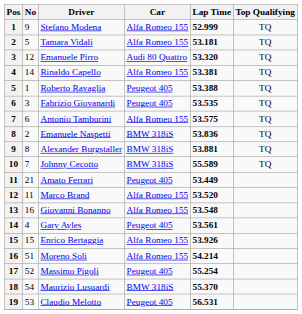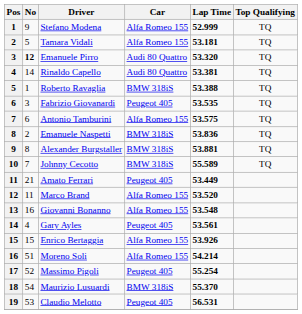(29, 57) normal -> (29, 57) bold
(157, 72) Alfa Romeo 155 -> (157, 72) Audi 80 Quattro
(150, 88) Peugeot 405 -> (150, 88) BMW 318iS
